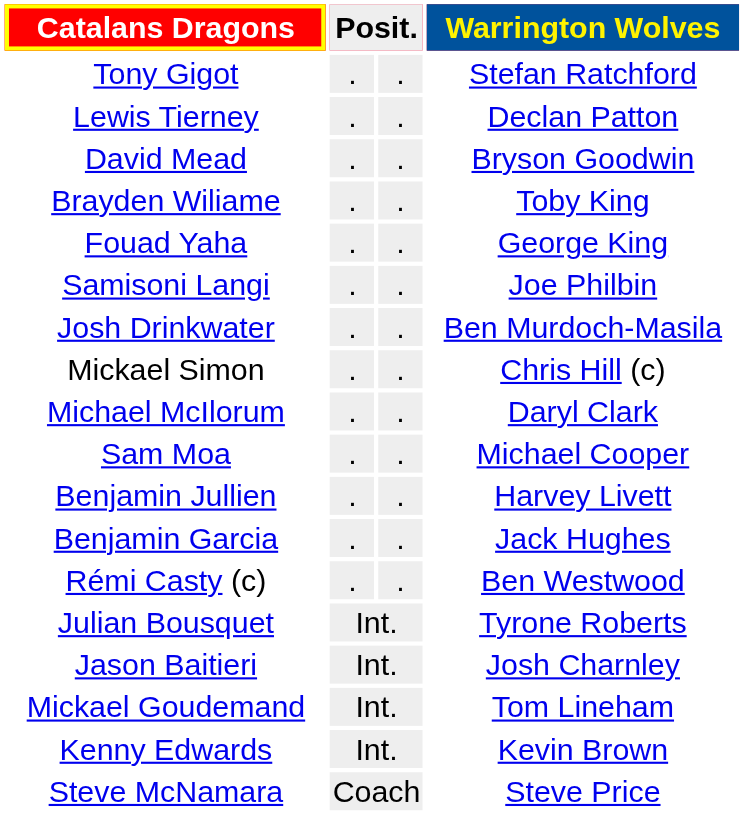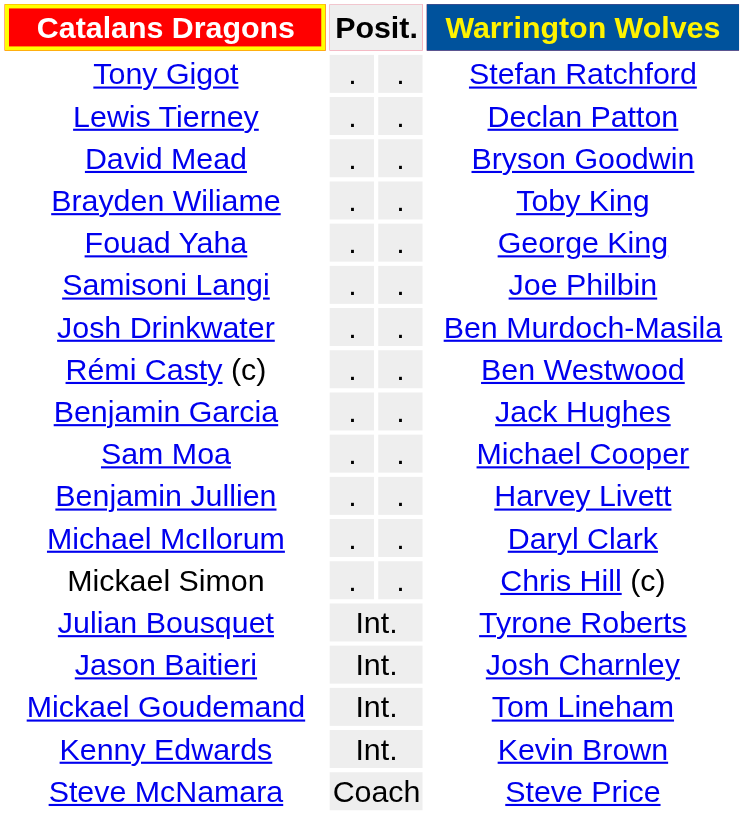rows swapped: (166, 369) <-> (166, 580)
rows swapped: (166, 411) <-> (166, 538)
